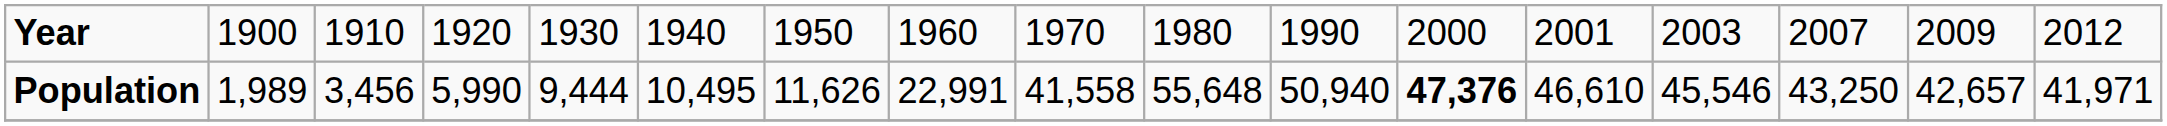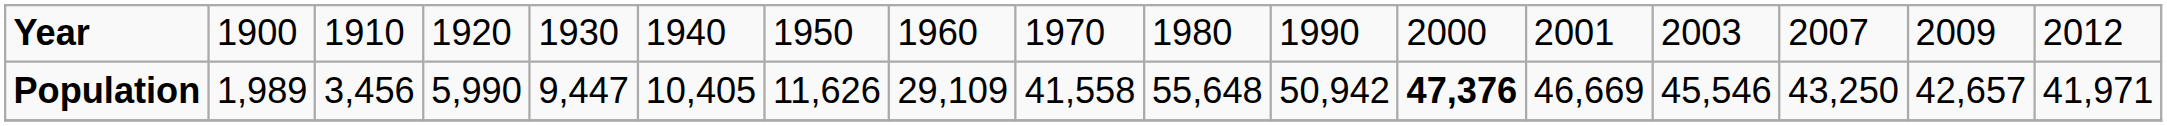(584, 90) 9,444 -> (584, 90) 9,447
(701, 90) 10,495 -> (701, 90) 10,405
(953, 90) 22,991 -> (953, 90) 29,109
(1335, 90) 50,940 -> (1335, 90) 50,942
(1589, 90) 46,610 -> (1589, 90) 46,669
